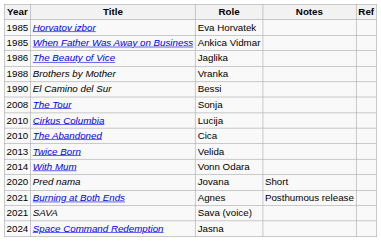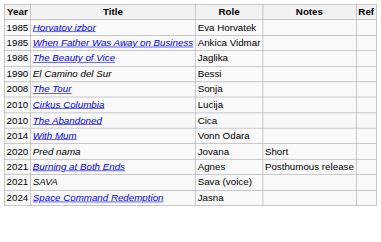- row: (74, 74)
- row: (57, 151)
